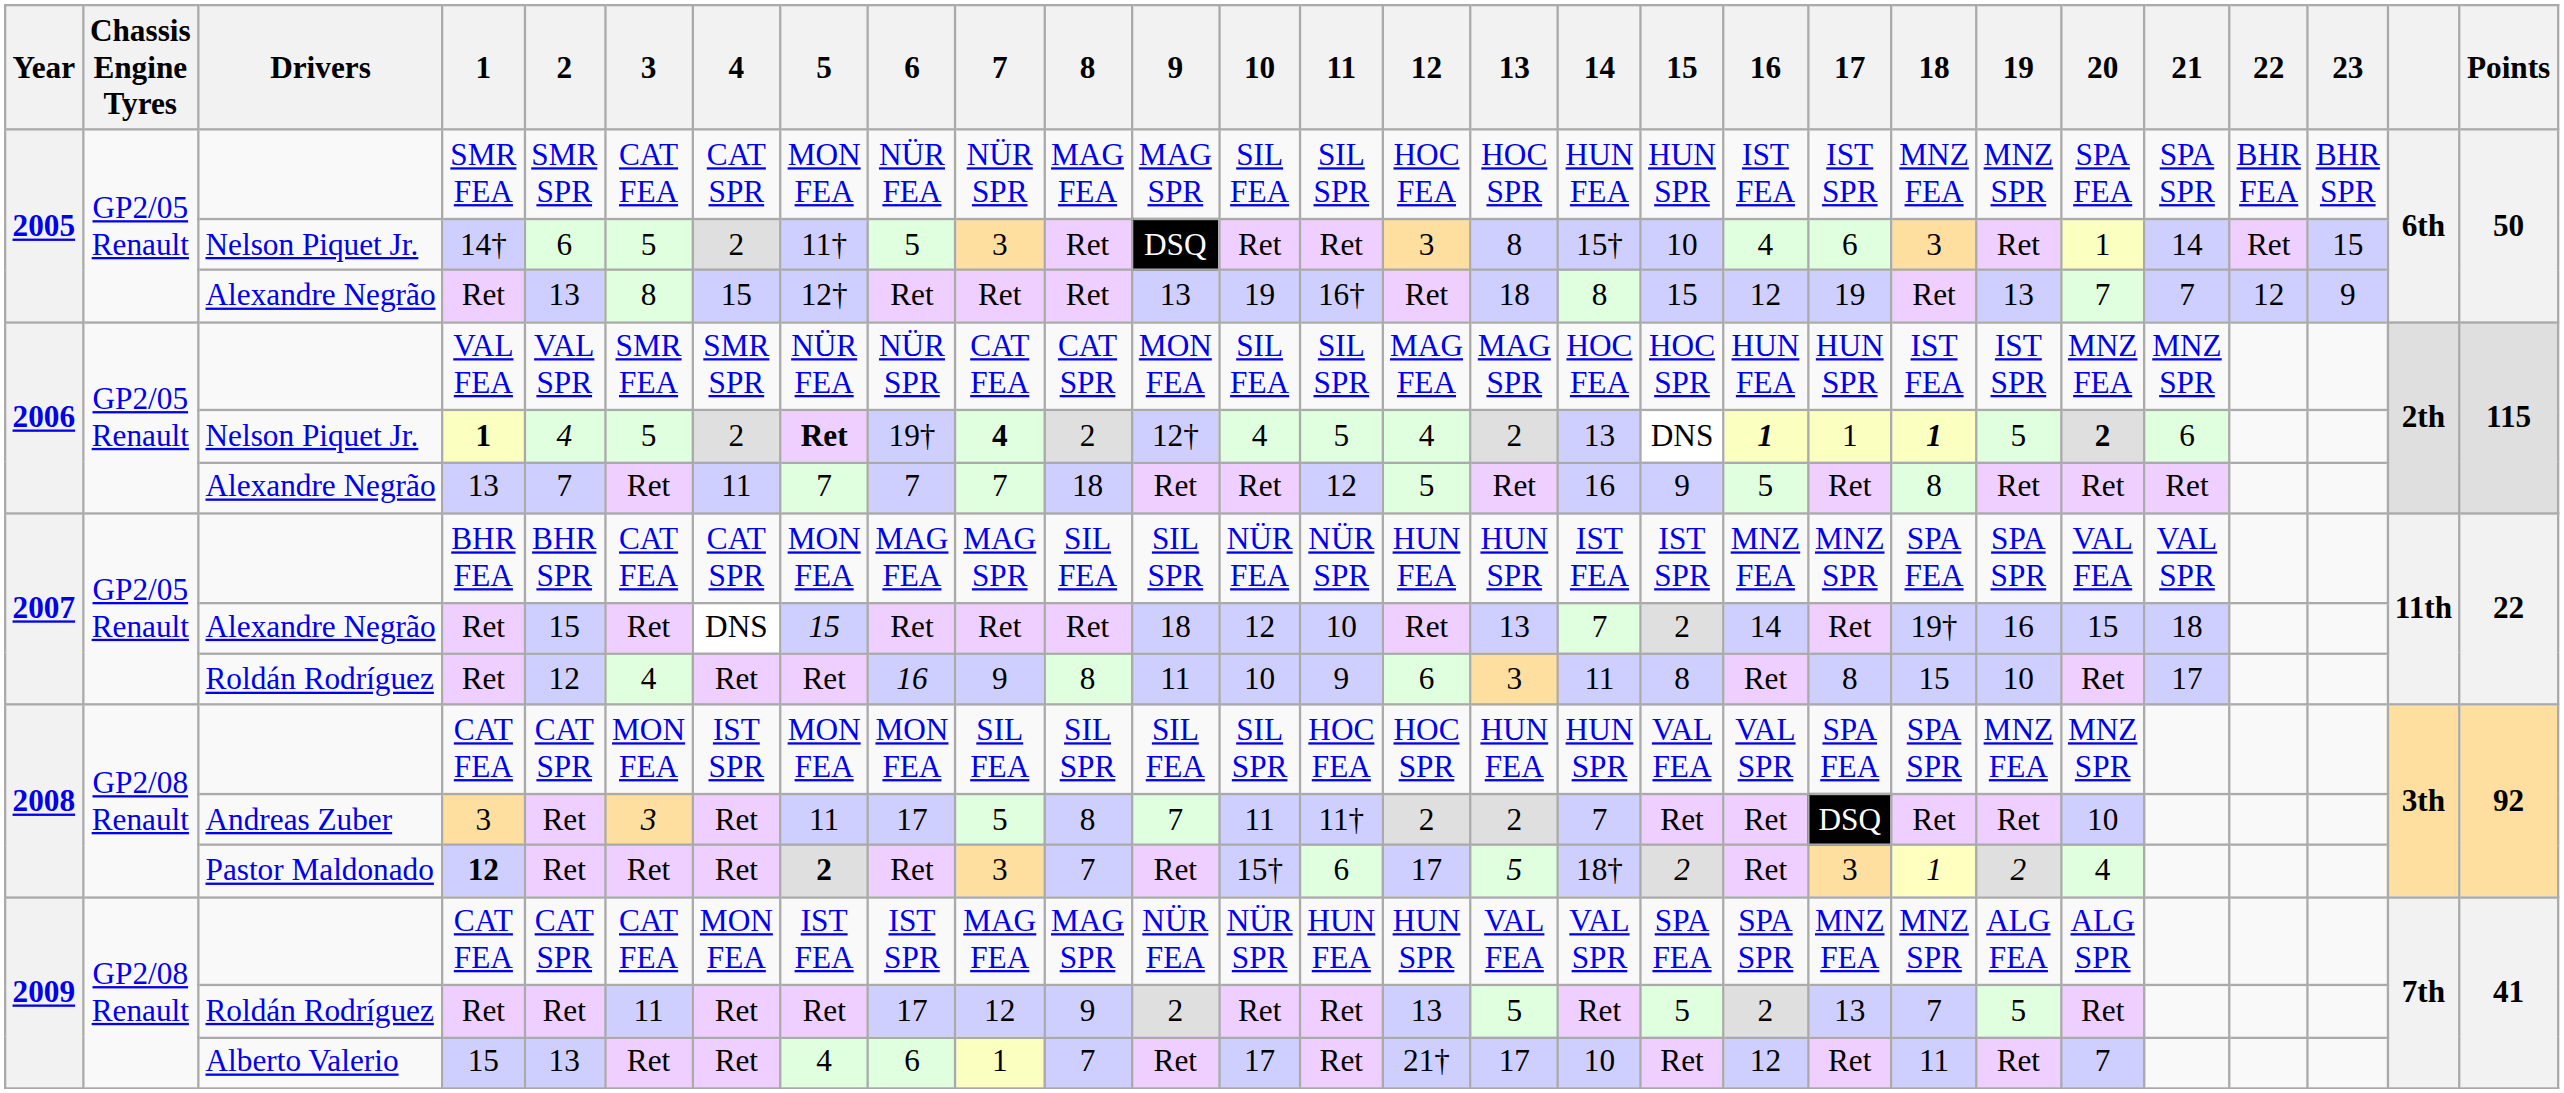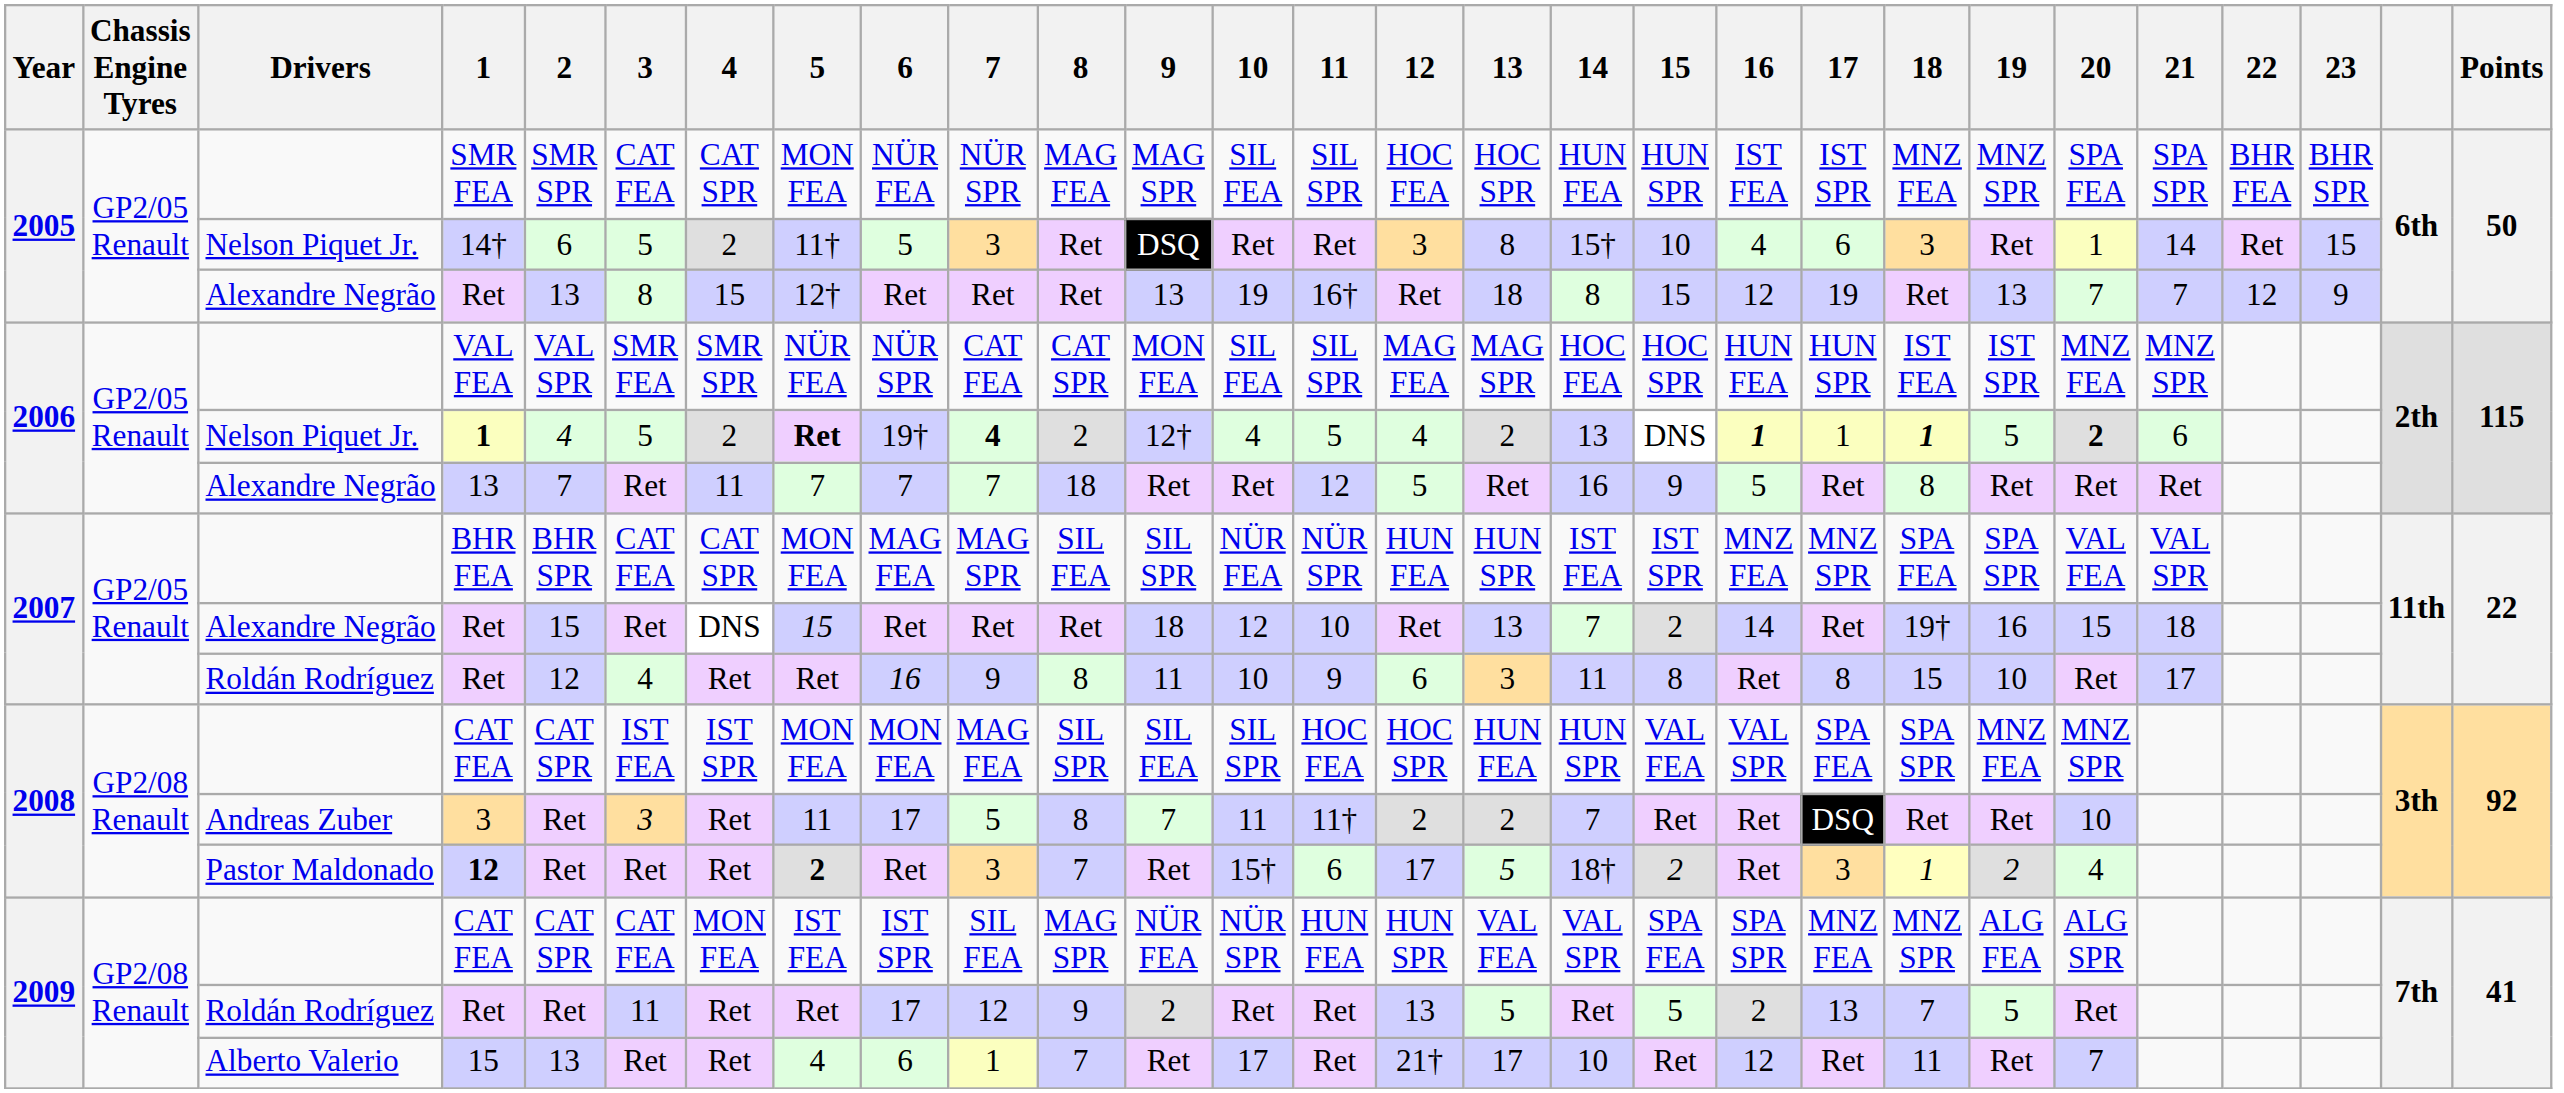(649, 748) MON FEA -> (645, 748) IST FEA
(1000, 748) SIL FEA -> (993, 748) MAG FEA
(1000, 939) MAG FEA -> (993, 939) SIL FEA
